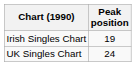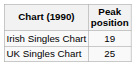(110, 54) 24 -> (110, 54) 25
